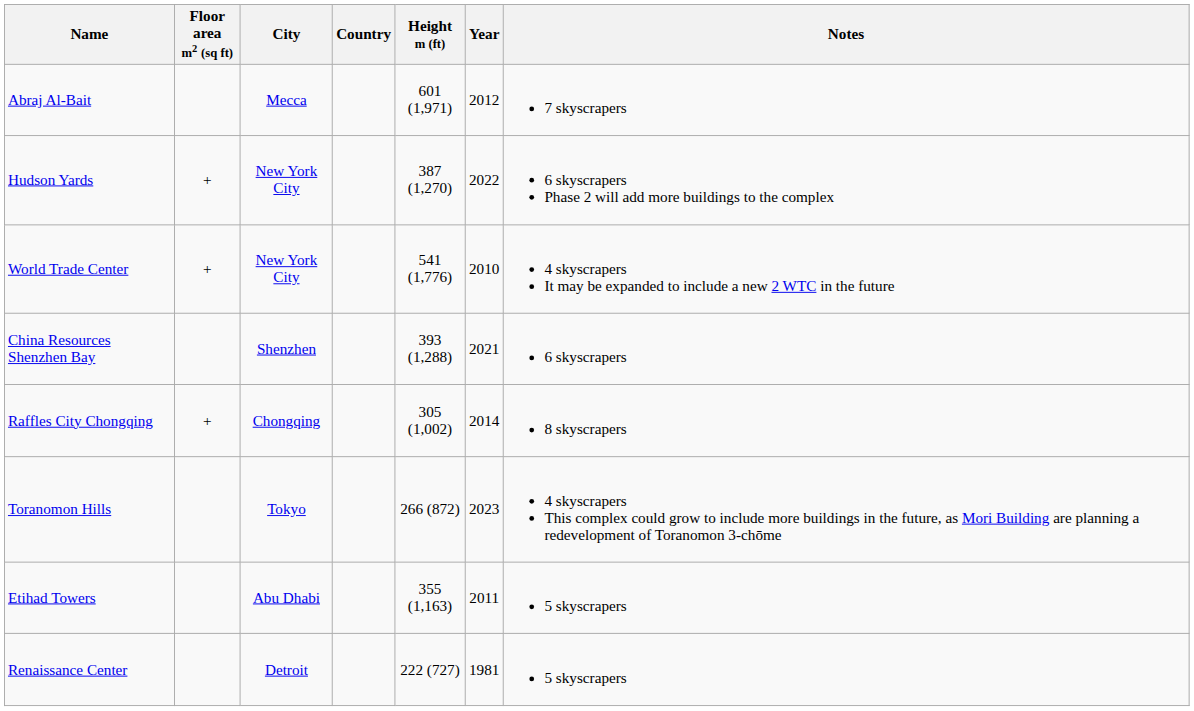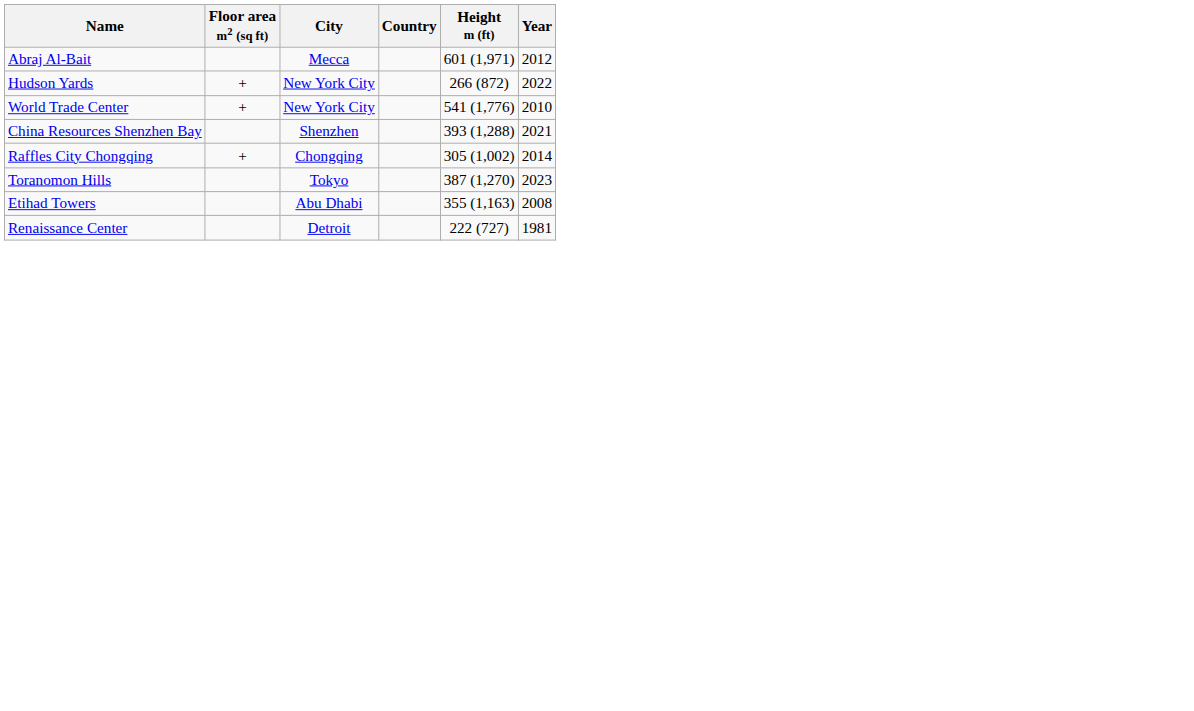- column: (846, 34)
(430, 180) 387 (1,270) -> (479, 83) 266 (872)
(430, 509) 266 (872) -> (479, 179) 387 (1,270)
(484, 598) 2011 -> (537, 203) 2008
